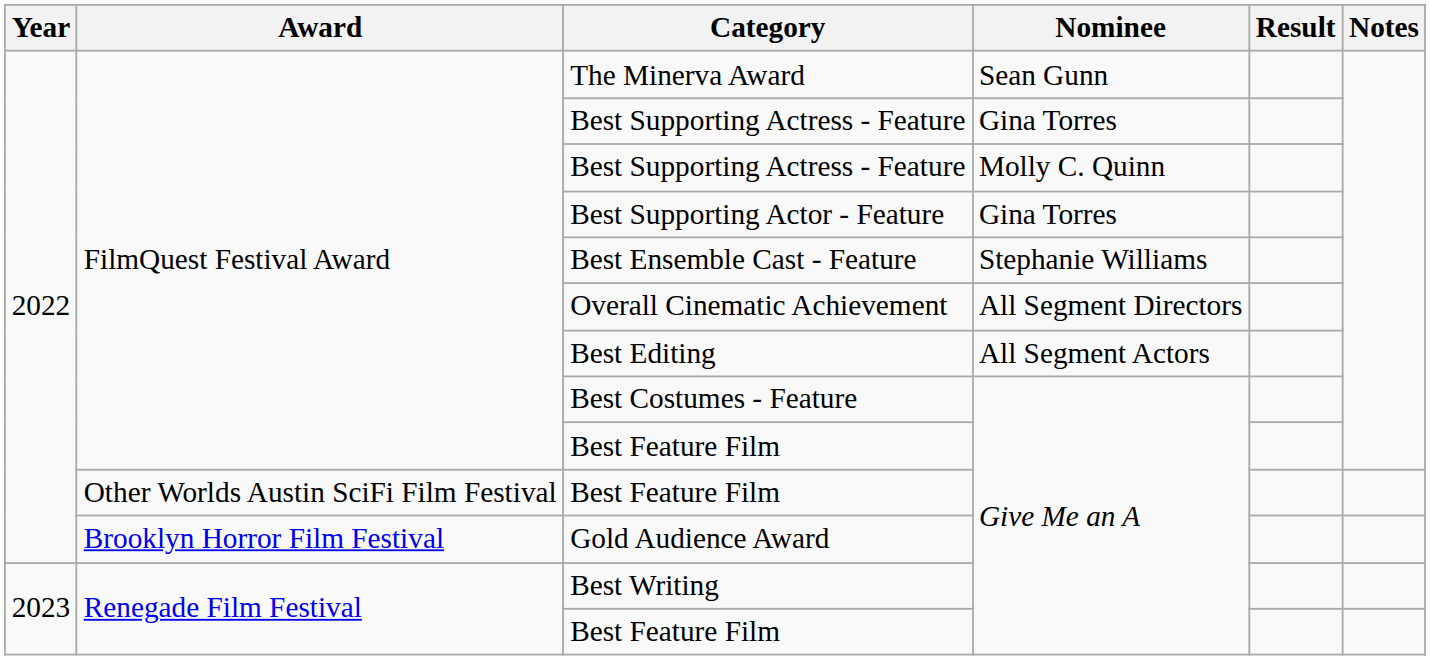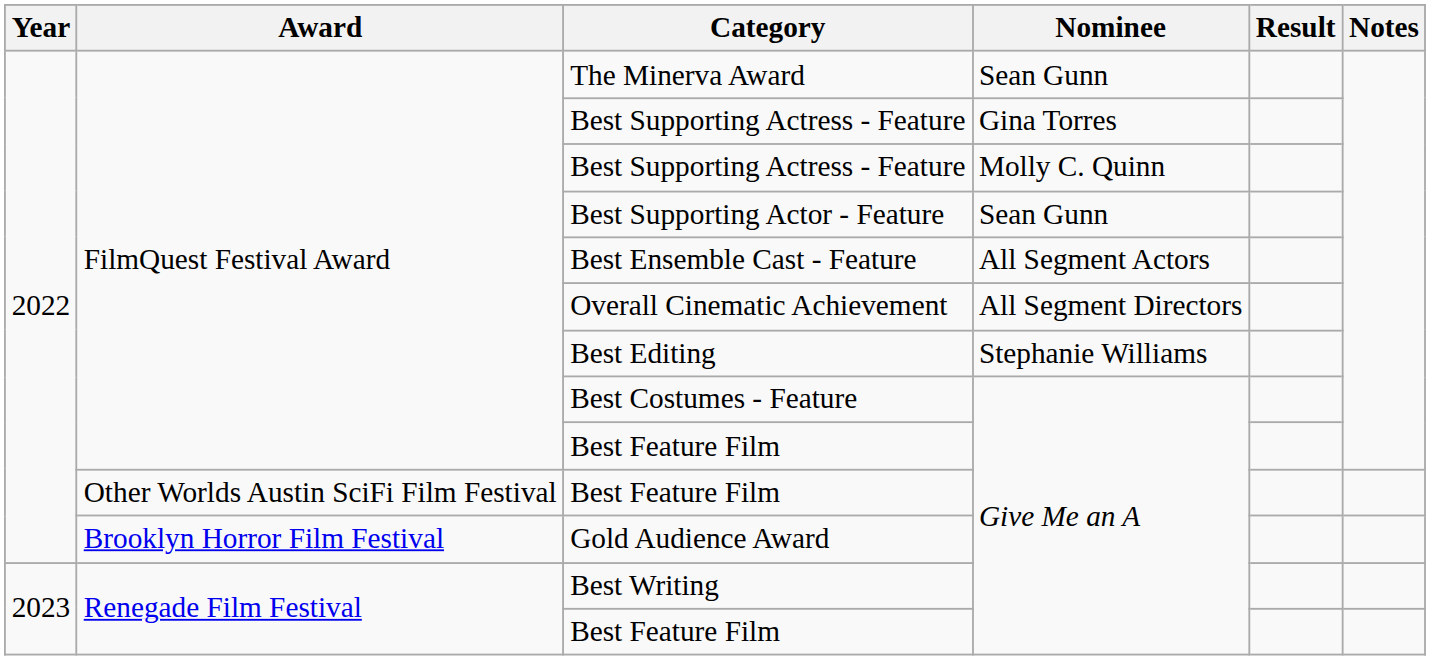(1048, 213) Gina Torres -> (1044, 213) Sean Gunn
(1093, 259) Stephanie Williams -> (1094, 259) All Segment Actors
(1094, 352) All Segment Actors -> (1093, 352) Stephanie Williams
